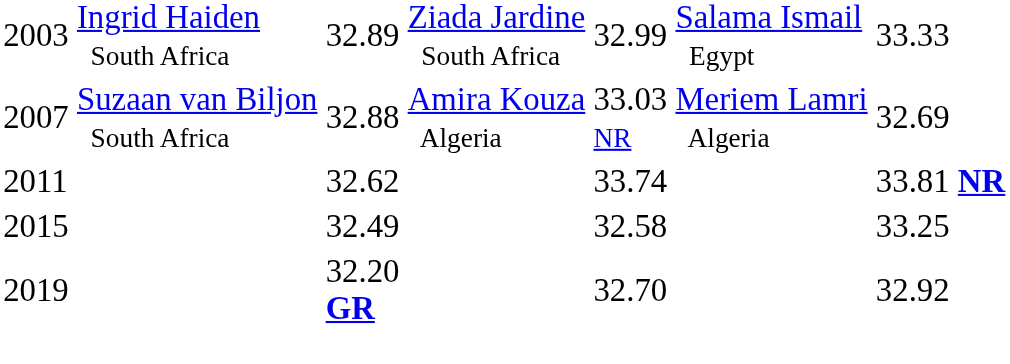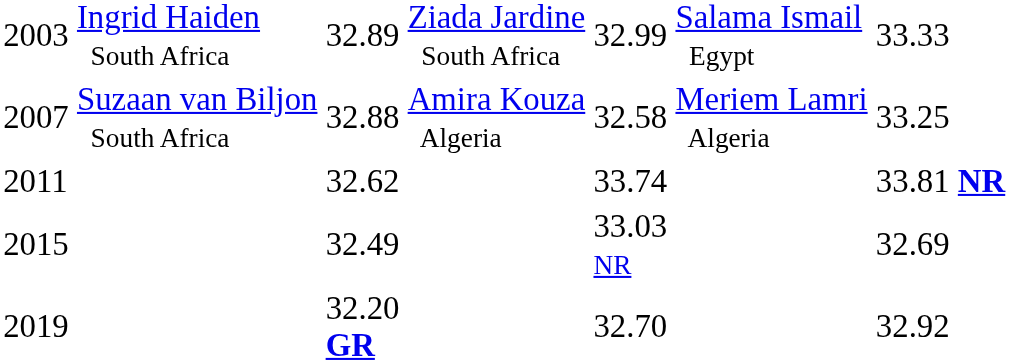(630, 117) 33.03 NR -> (630, 117) 32.58
(913, 117) 32.69 -> (913, 117) 33.25
(630, 226) 32.58 -> (630, 244) 33.03 NR
(913, 226) 33.25 -> (913, 244) 32.69
